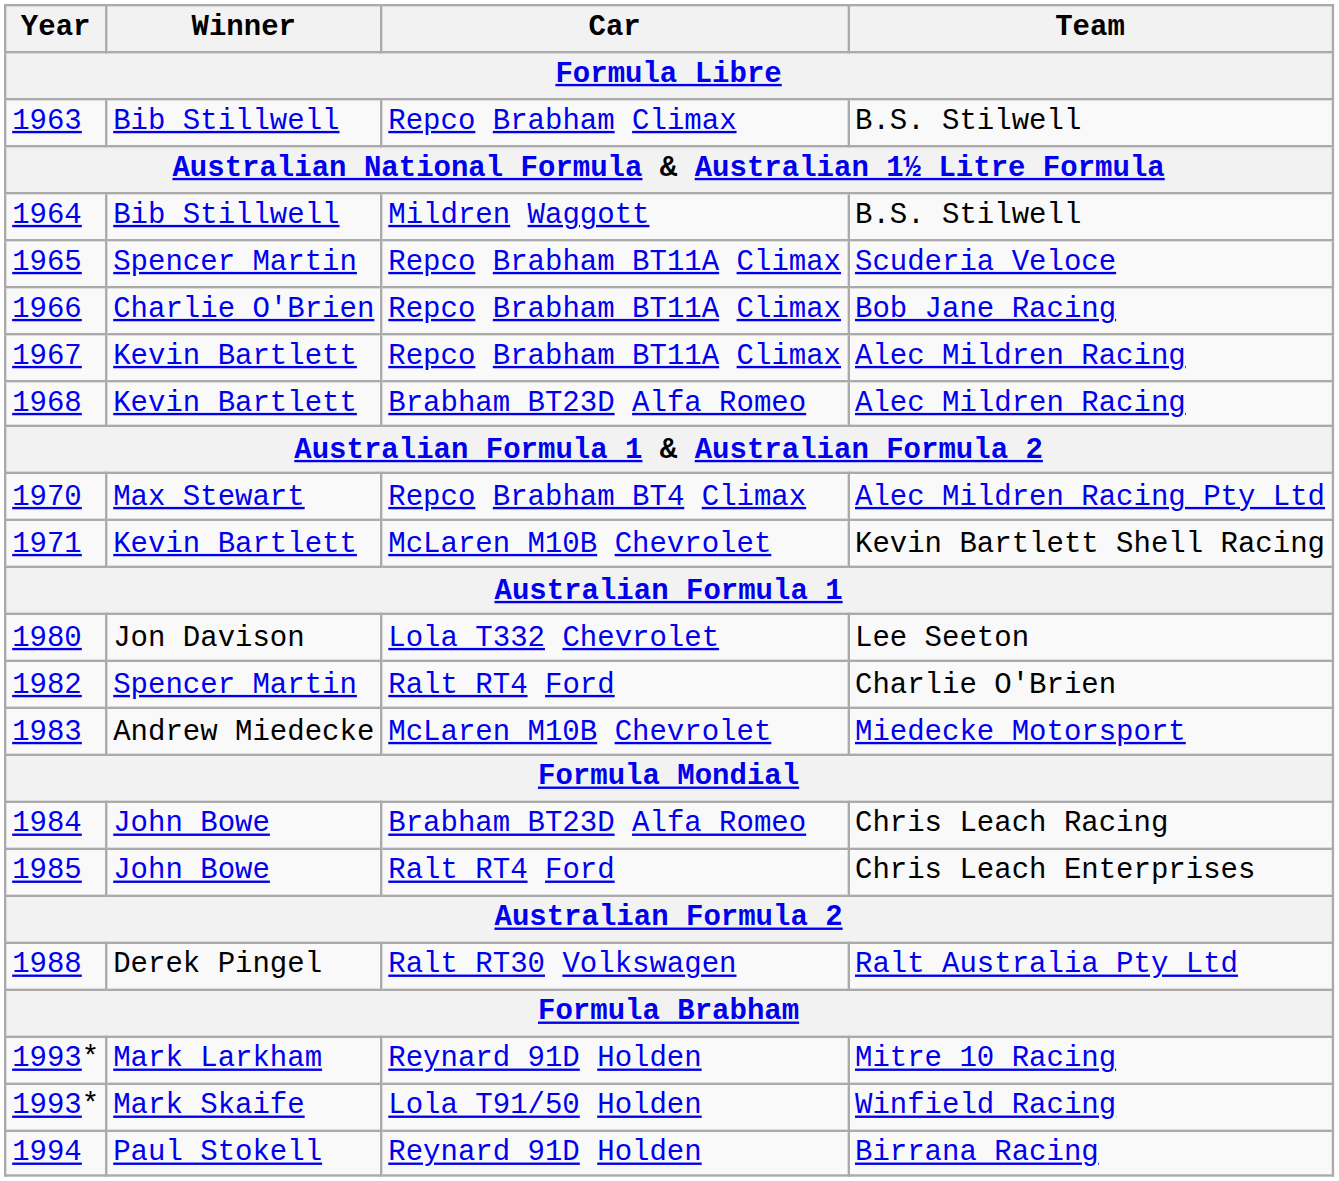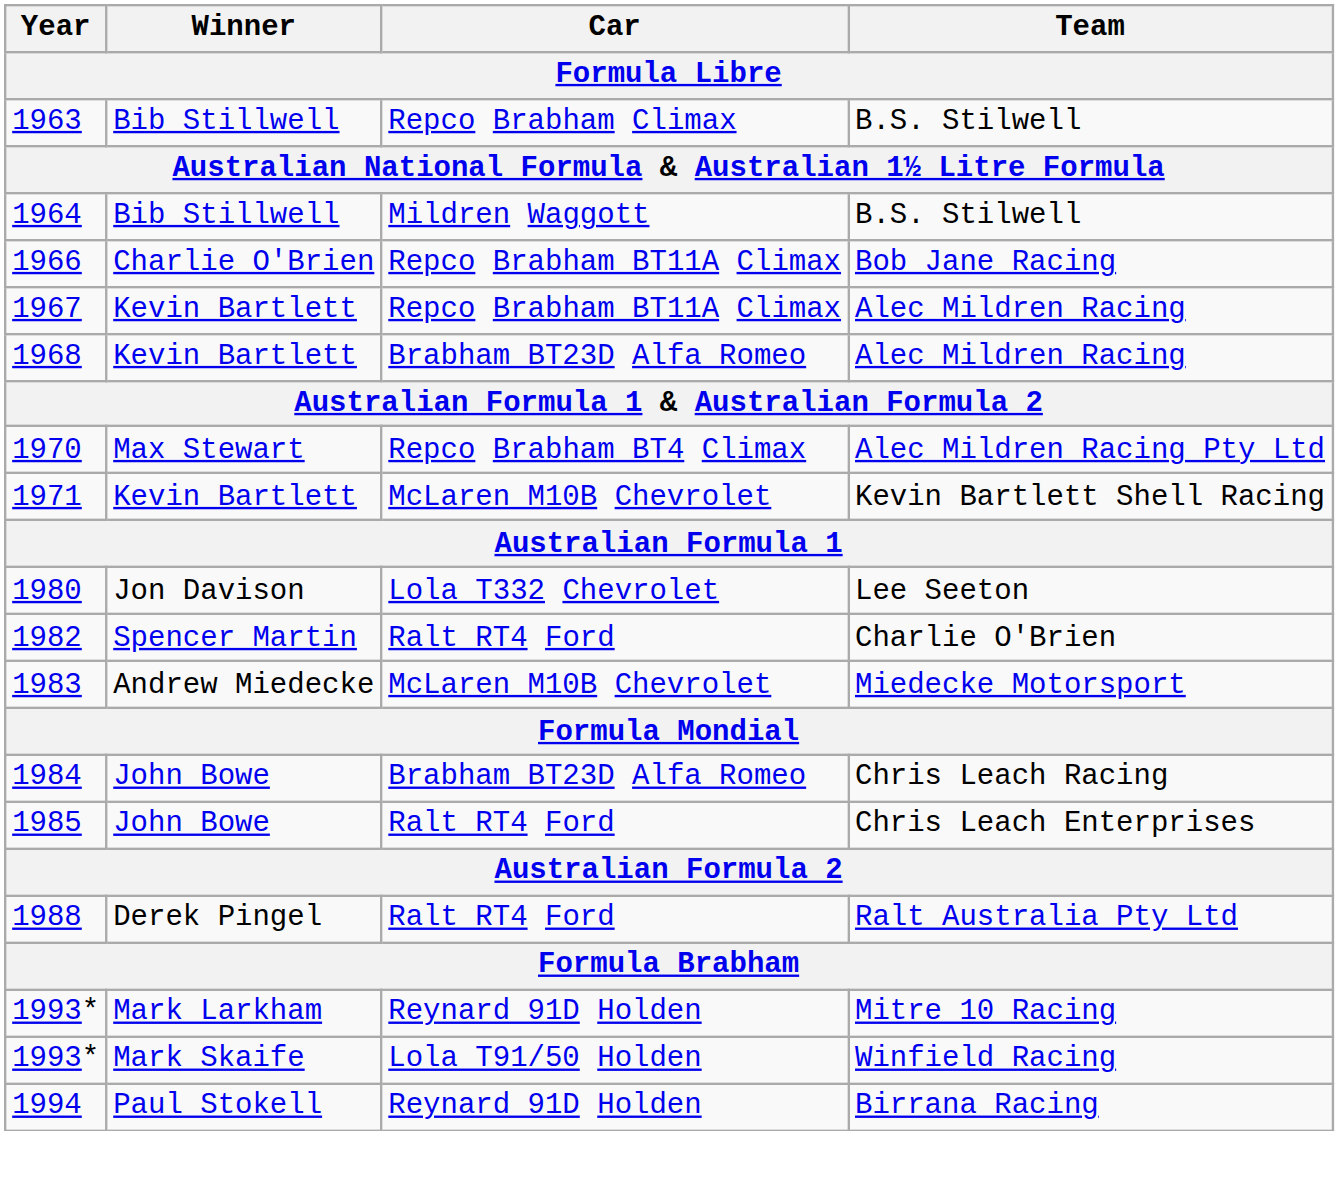- row: (47, 263)
(562, 966) Ralt RT30 Volkswagen -> (501, 919) Ralt RT4 Ford
